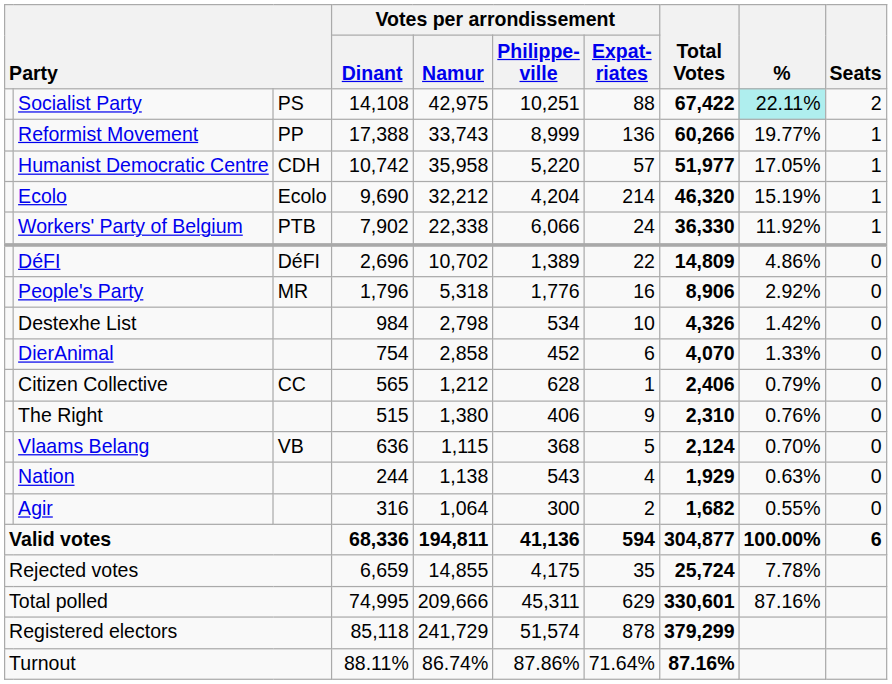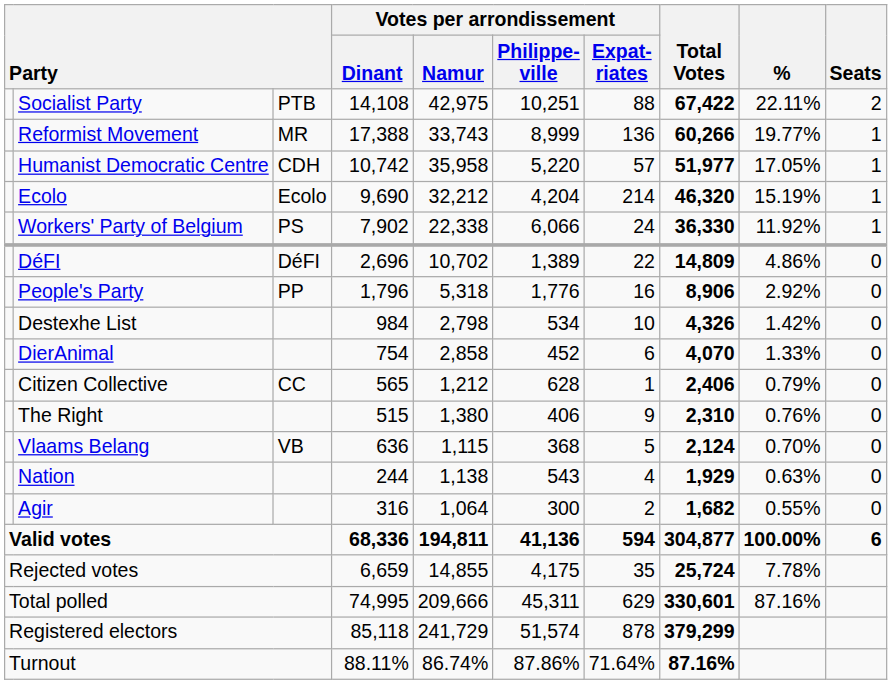(291, 103) PS -> (297, 103) PTB
(788, 103) paleturquoise background -> (788, 103) no background
(291, 134) PP -> (293, 134) MR
(297, 227) PTB -> (291, 227) PS
(293, 292) MR -> (291, 292) PP
